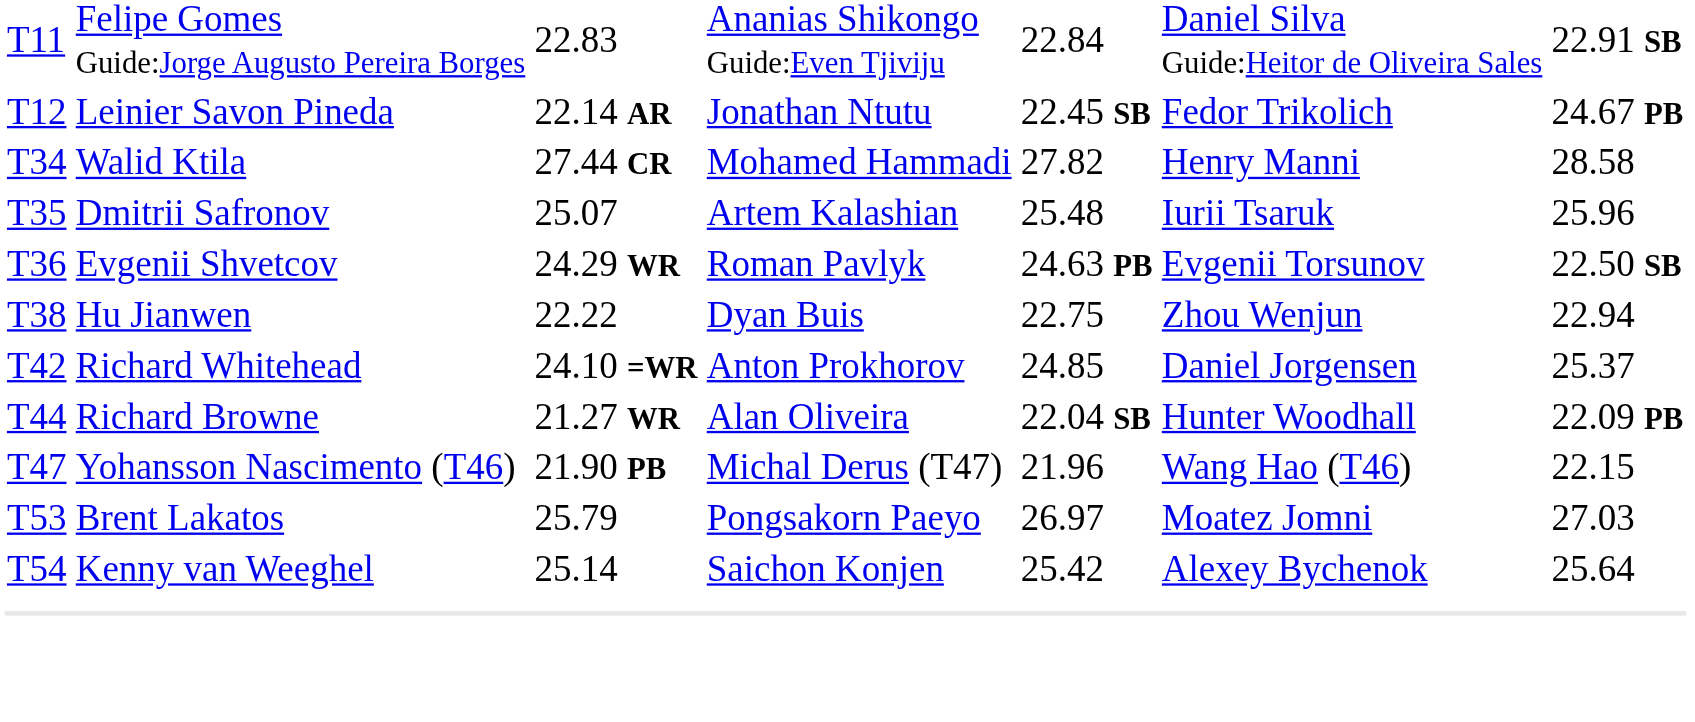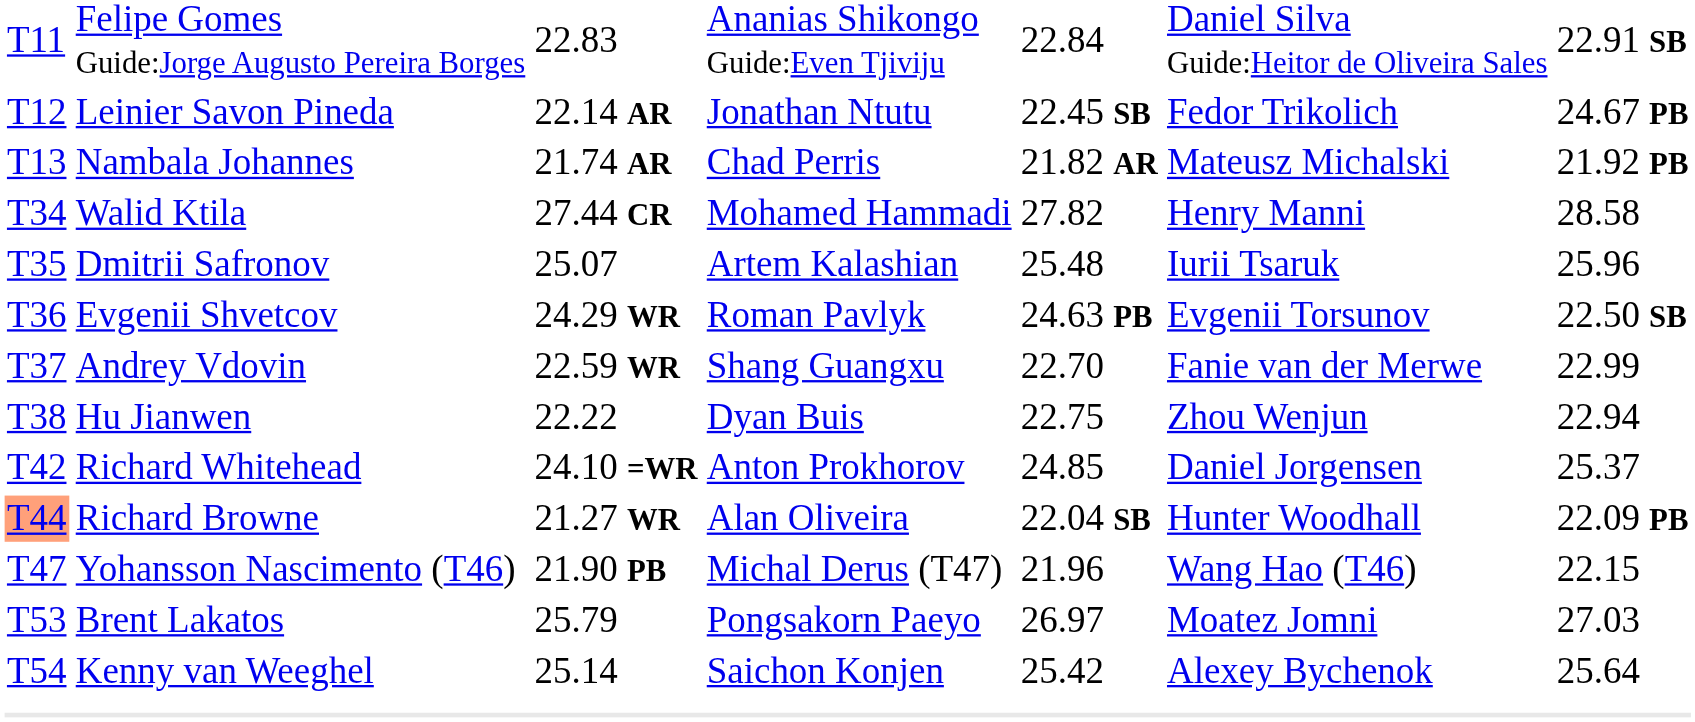+ row: (215, 162)
+ row: (191, 365)
(37, 416) no background -> (37, 518) lightsalmon background
